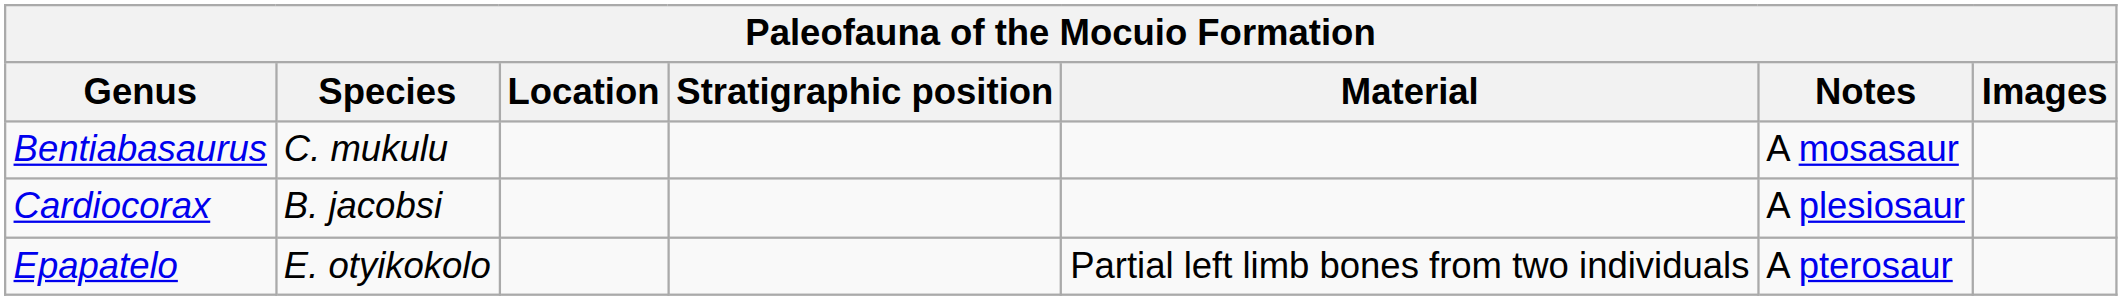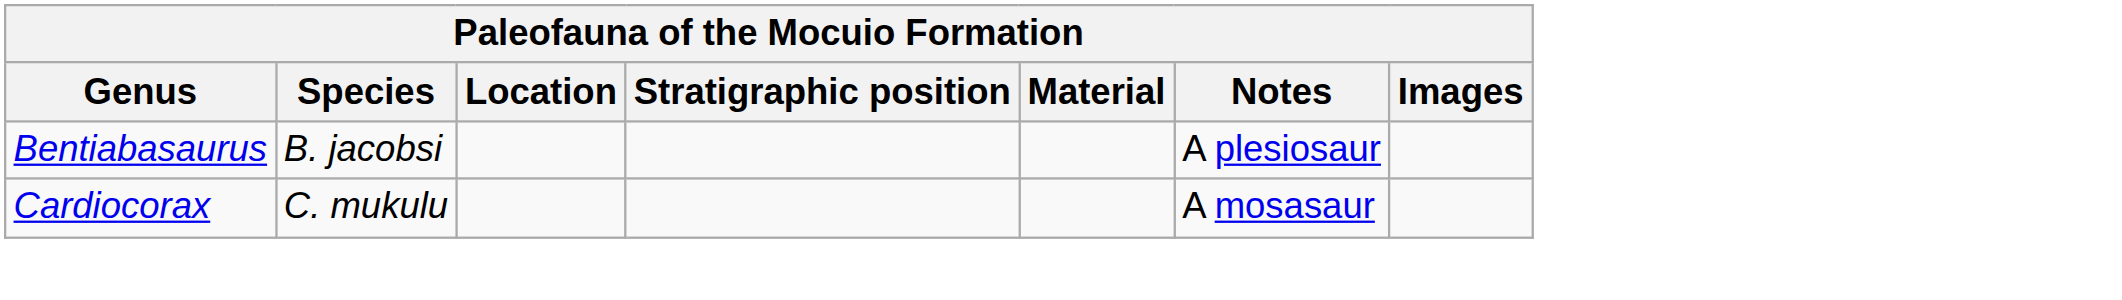(366, 149) C. mukulu -> (363, 149) B. jacobsi
(1863, 149) A mosasaur -> (1282, 149) A plesiosaur
(363, 206) B. jacobsi -> (366, 206) C. mukulu
(1866, 206) A plesiosaur -> (1279, 206) A mosasaur
- row: (96, 264)
